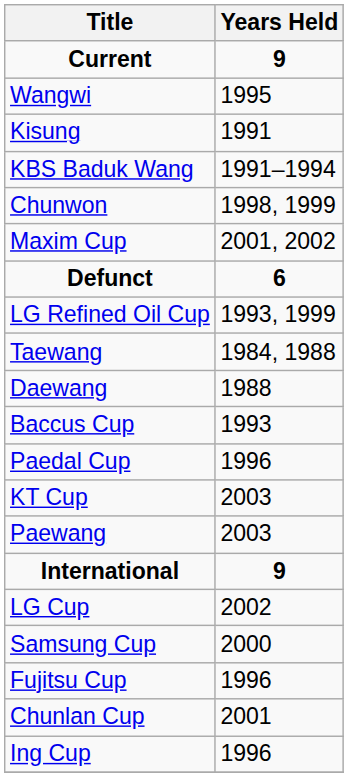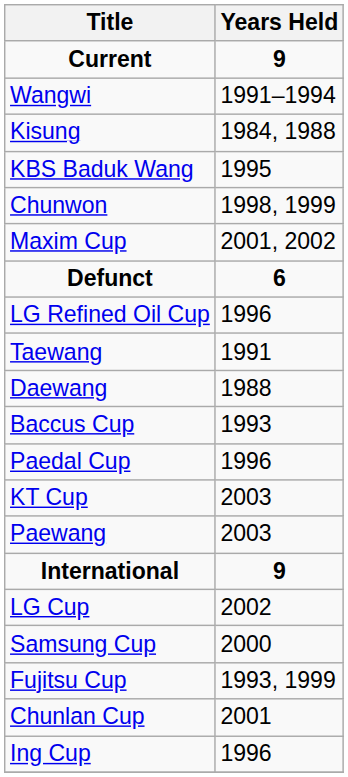(246, 95) 1995 -> (278, 95) 1991–1994
(246, 132) 1991 -> (278, 132) 1984, 1988
(278, 168) 1991–1994 -> (246, 168) 1995
(278, 315) 1993, 1999 -> (246, 315) 1996
(278, 351) 1984, 1988 -> (246, 351) 1991
(246, 680) 1996 -> (278, 680) 1993, 1999
